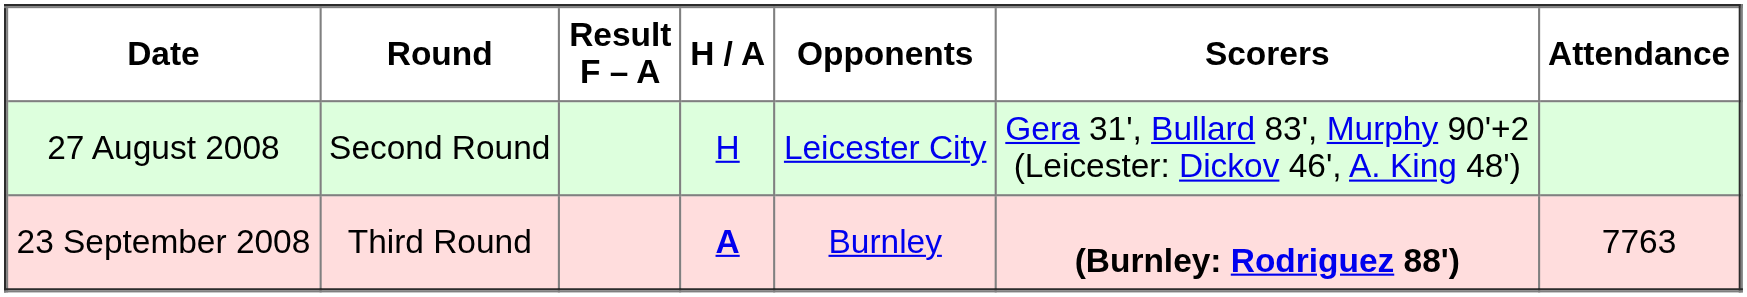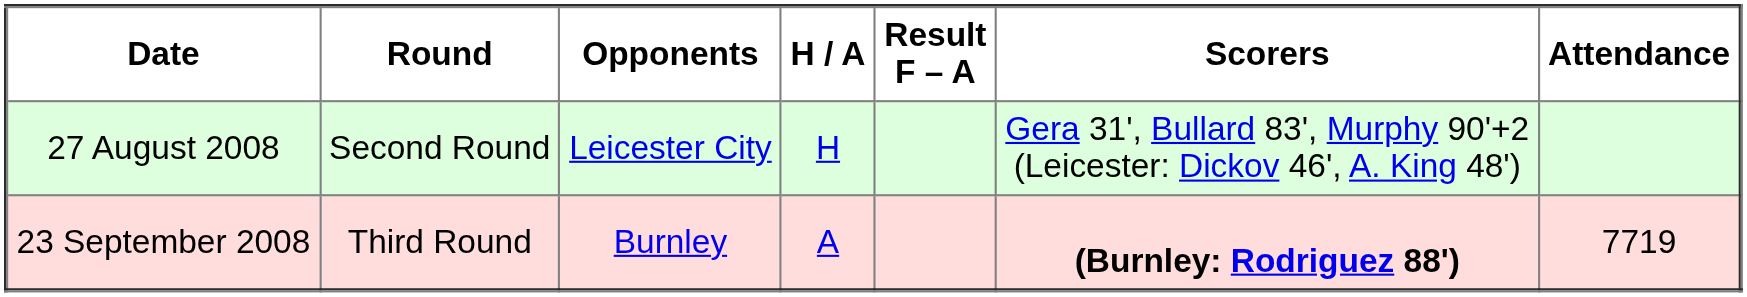columns swapped: (885, 53) <-> (620, 53)
(728, 241) bold -> (828, 241) normal
(1639, 241) 7763 -> (1639, 241) 7719
